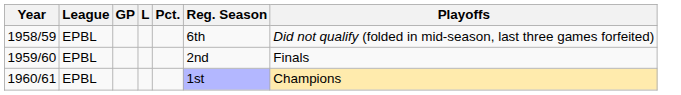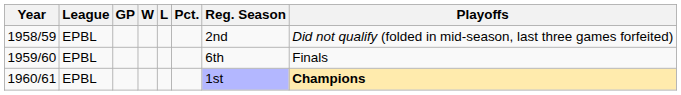+ column: (148, 15)
(196, 36) 6th -> (217, 36) 2nd
(198, 57) 2nd -> (215, 57) 6th
(307, 79) normal -> (329, 79) bold
